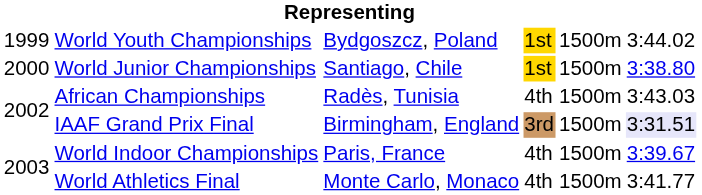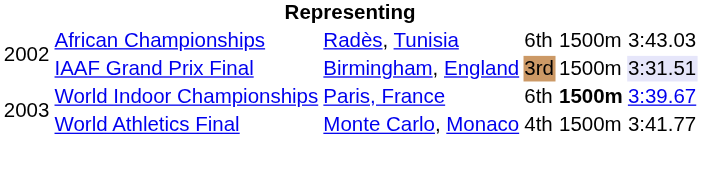- row: (183, 40)
- row: (185, 68)
(539, 96) 4th -> (539, 40) 6th
(539, 153) 4th -> (539, 96) 6th
(590, 153) normal -> (591, 96) bold
